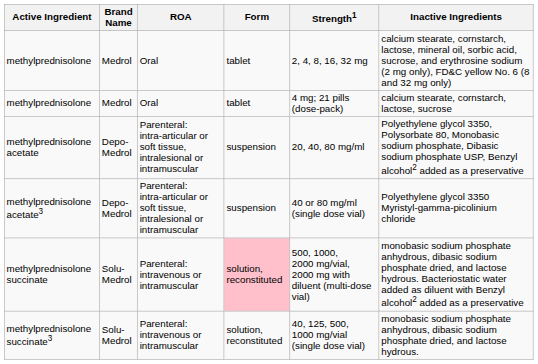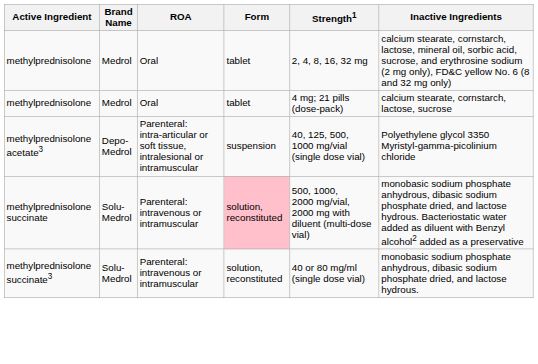- row: (49, 147)
(328, 208) 40 or 80 mg/ml (single dose vial) -> (328, 146) 40, 125, 500, 1000 mg/vial (single dose vial)
(328, 335) 40, 125, 500, 1000 mg/vial (single dose vial) -> (328, 273) 40 or 80 mg/ml (single dose vial)
